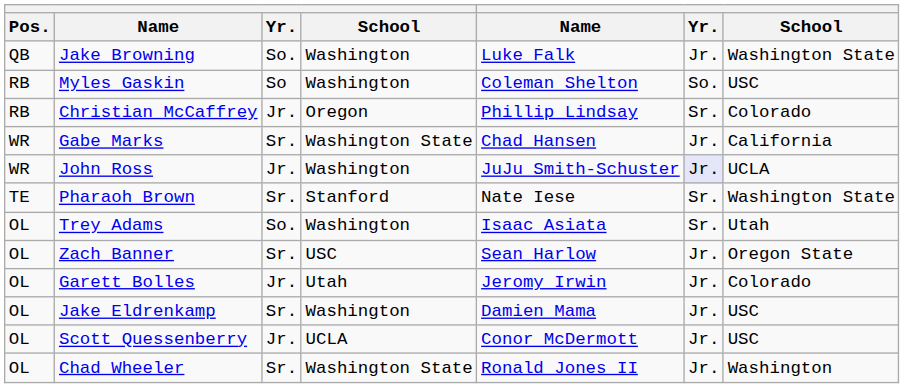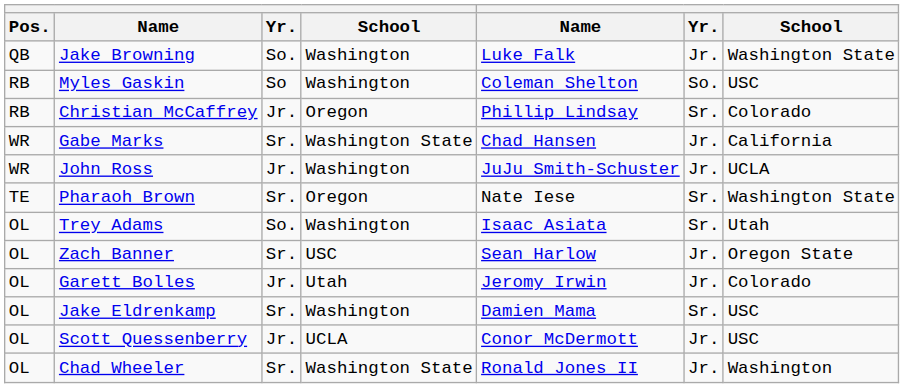(704, 169) lavender background -> (704, 169) no background
(347, 198) Stanford -> (337, 198) Oregon
(704, 311) Jr. -> (704, 311) Sr.
